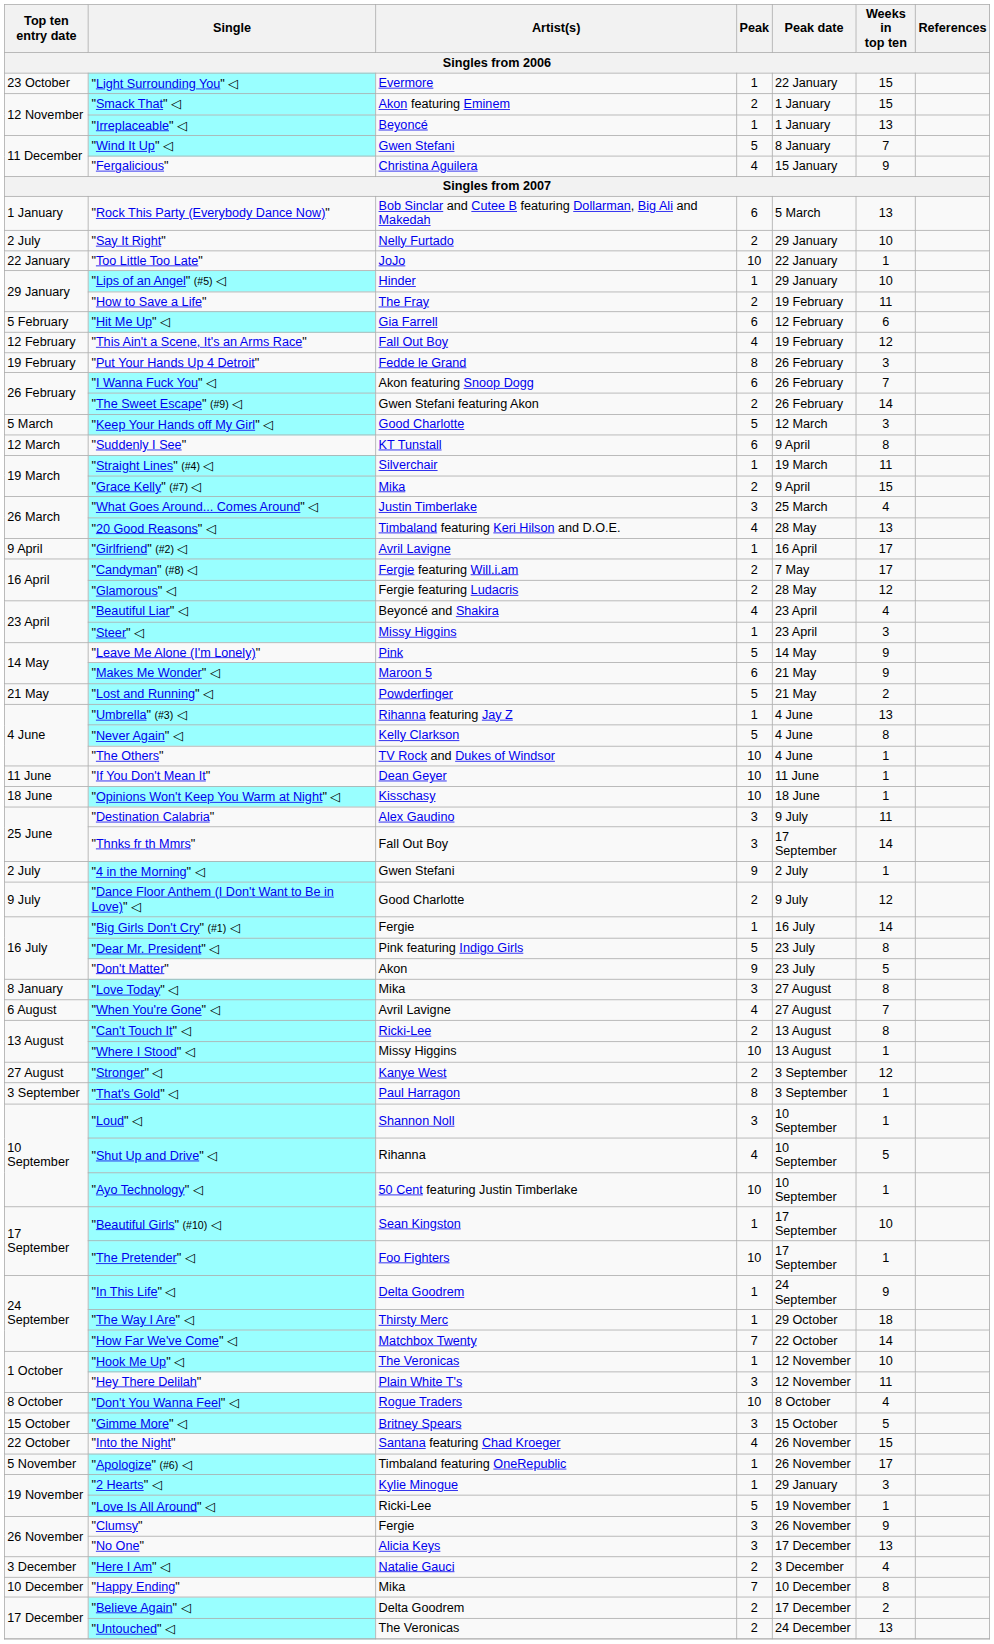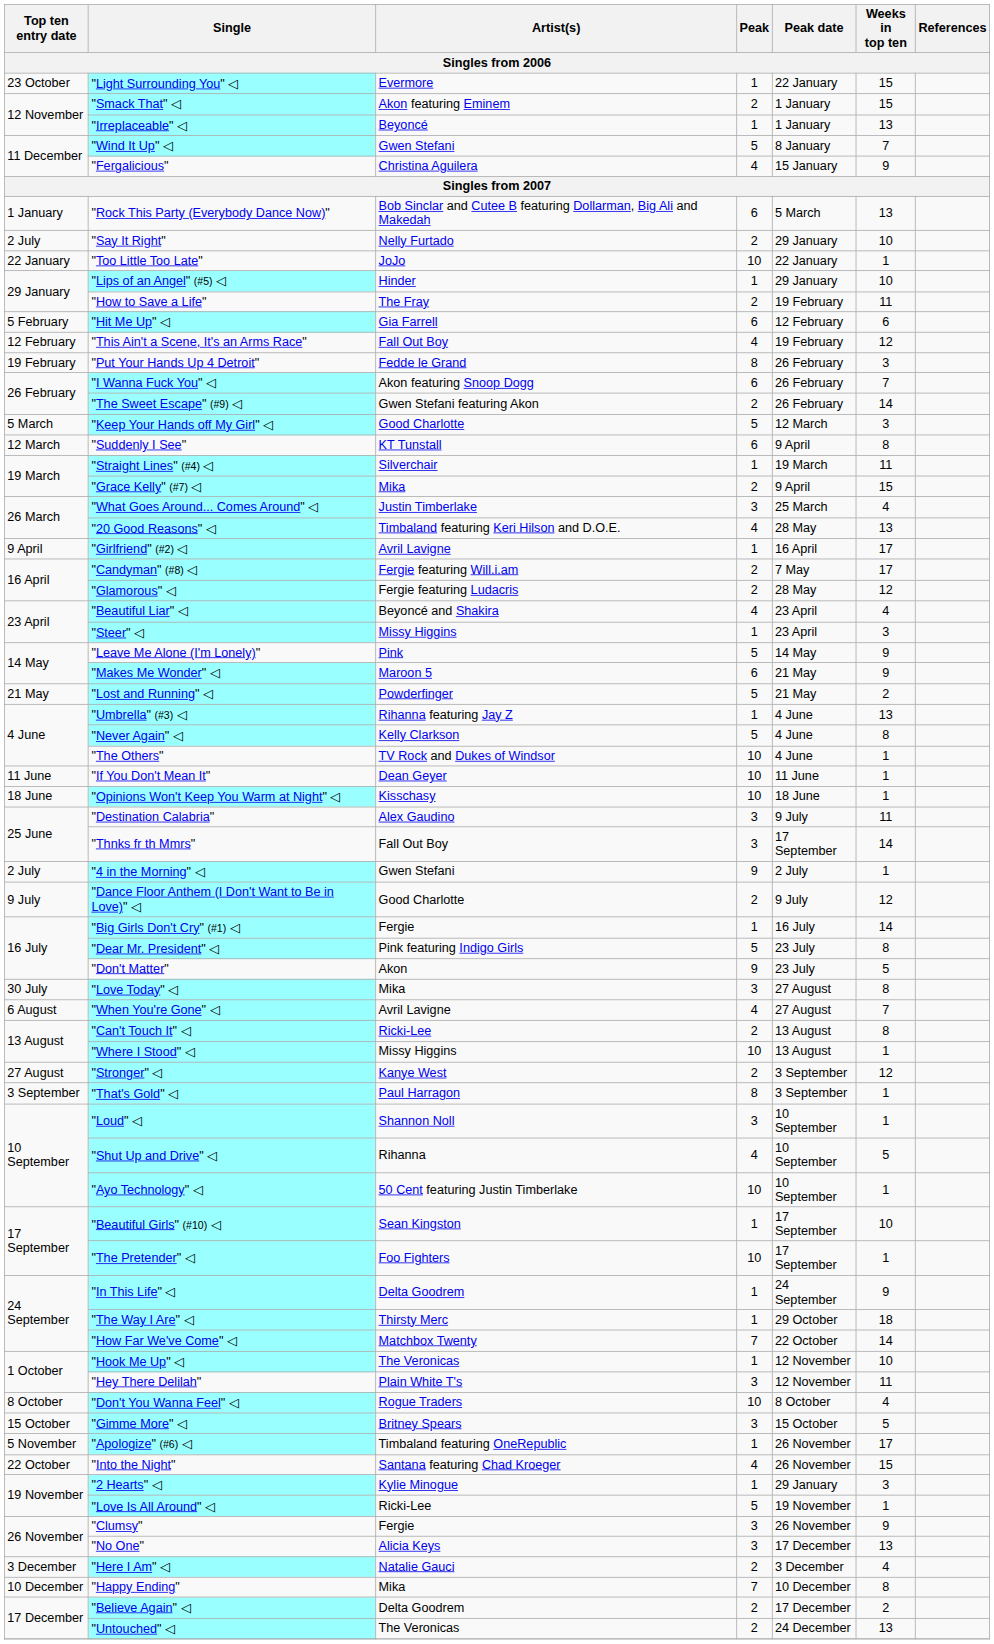(35, 989) 8 January -> (27, 989) 30 July
rows swapped: (133, 1443) <-> (141, 1464)
